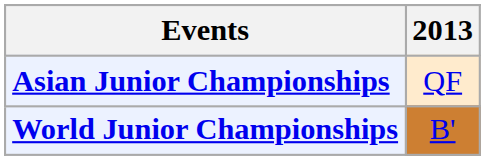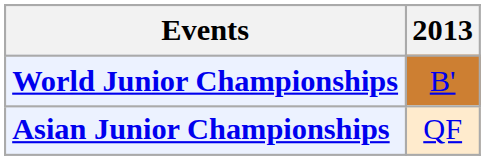rows swapped: (201, 80) <-> (205, 130)
